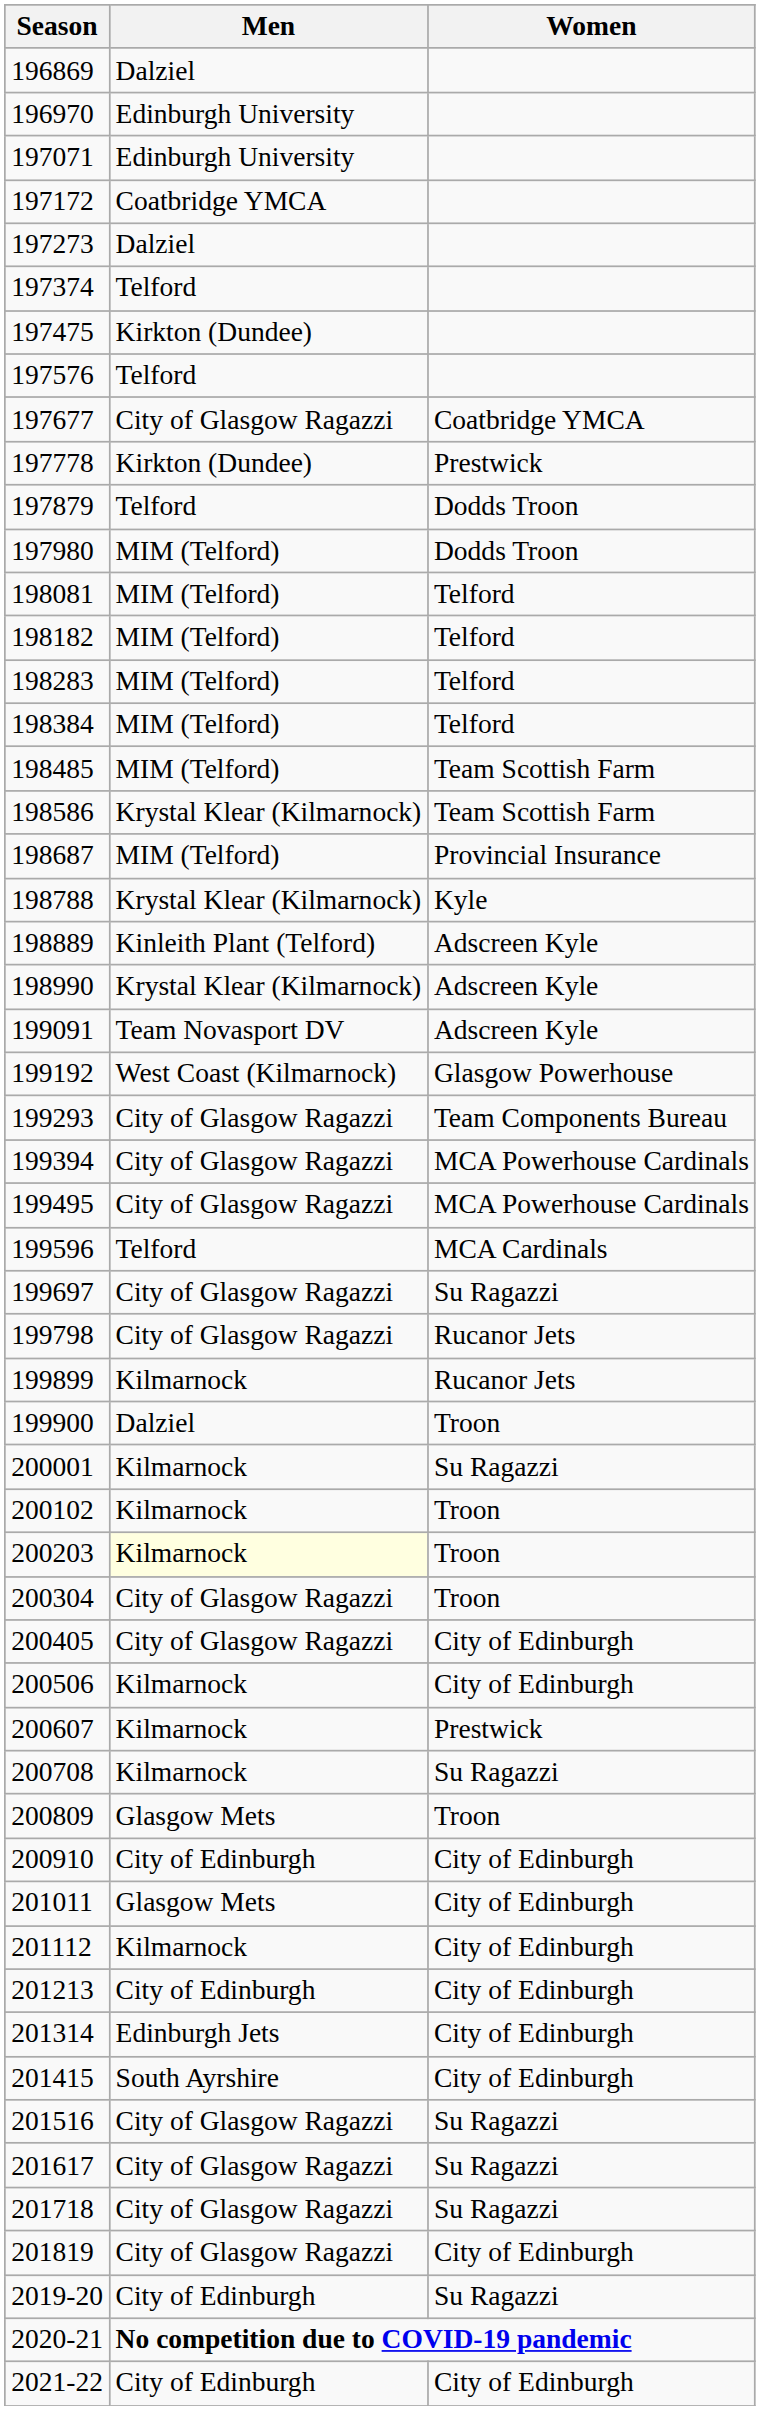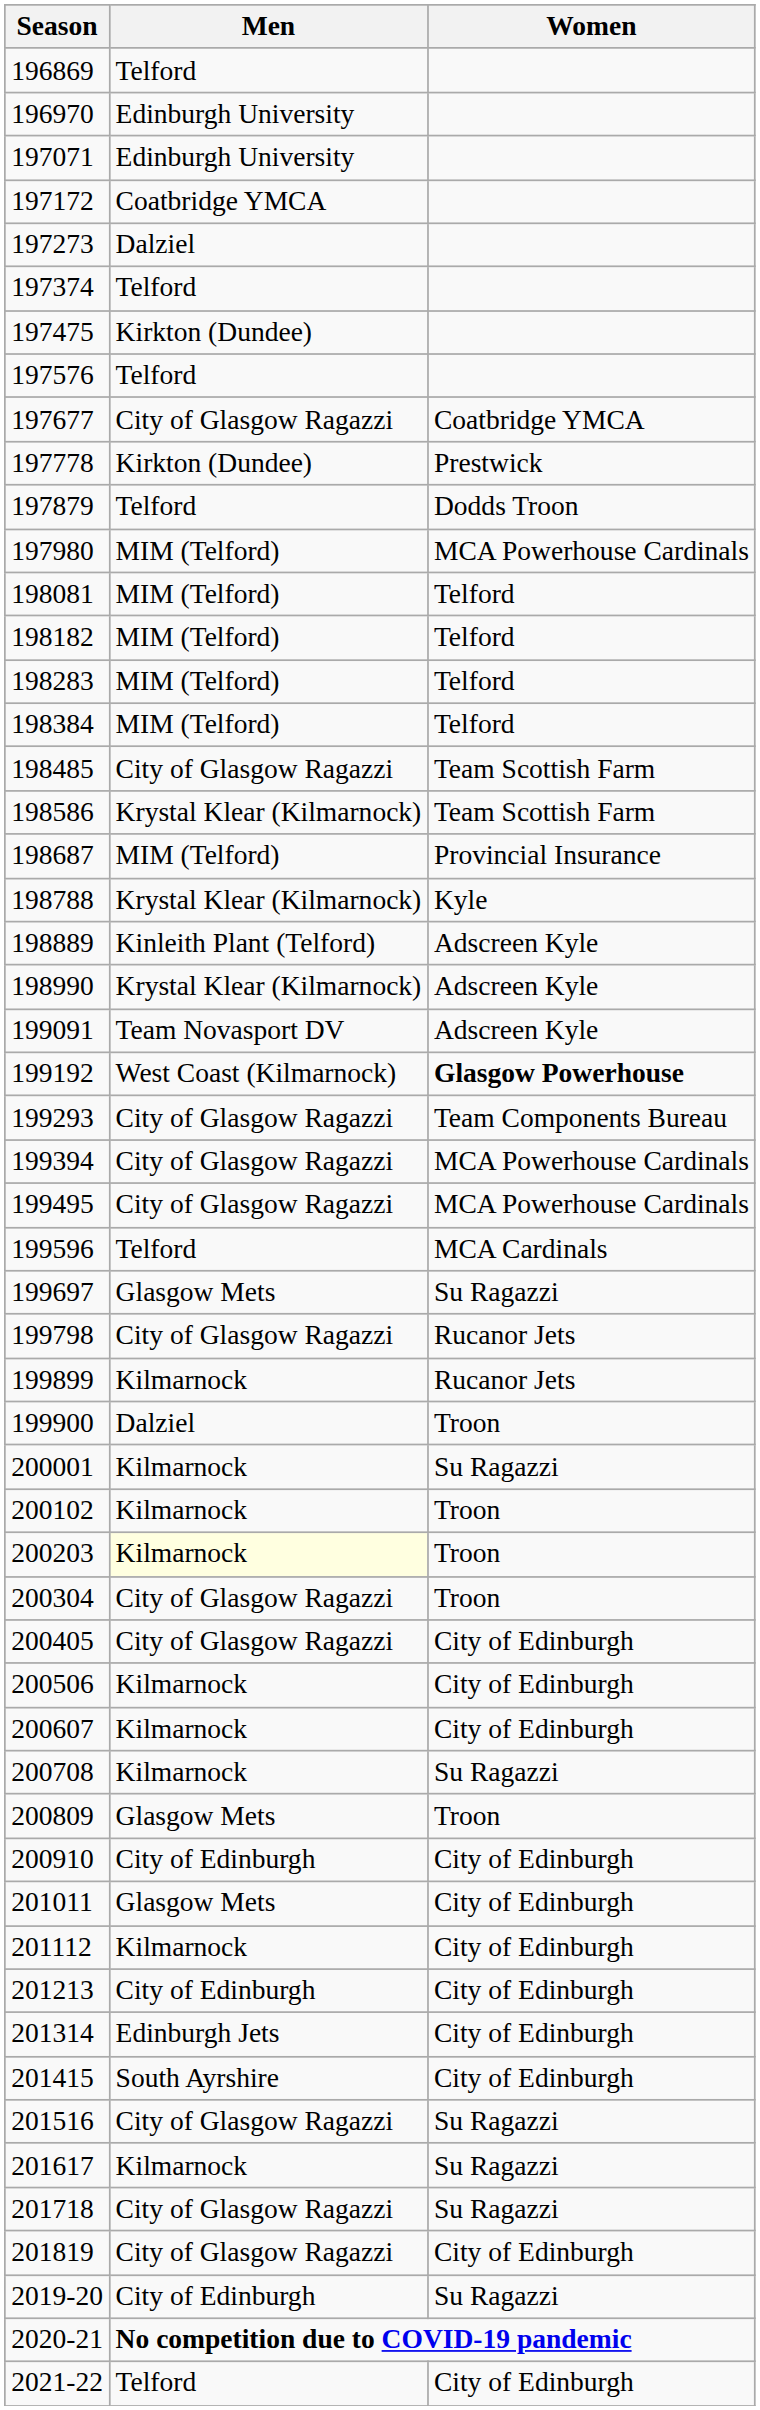(155, 69) Dalziel -> (156, 69) Telford
(506, 550) Dodds Troon -> (591, 550) MCA Powerhouse Cardinals
(198, 768) MIM (Telford) -> (254, 768) City of Glasgow Ragazzi
(554, 1073) normal -> (559, 1073) bold
(254, 1292) City of Glasgow Ragazzi -> (195, 1292) Glasgow Mets
(488, 1728) Prestwick -> (534, 1728) City of Edinburgh
(254, 2164) City of Glasgow Ragazzi -> (181, 2164) Kilmarnock
(216, 2383) City of Edinburgh -> (156, 2383) Telford
